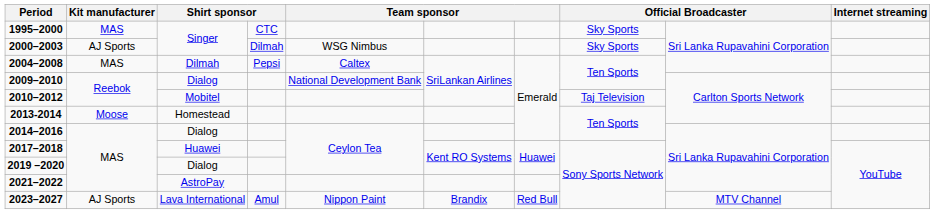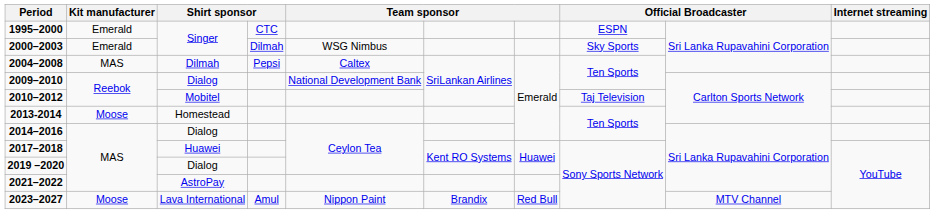(112, 30) MAS -> (112, 30) Emerald
(613, 30) Sky Sports -> (613, 30) ESPN
(112, 47) AJ Sports -> (112, 47) Emerald
(112, 200) AJ Sports -> (112, 200) Moose
